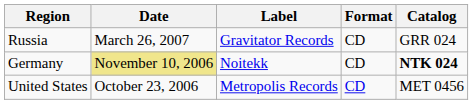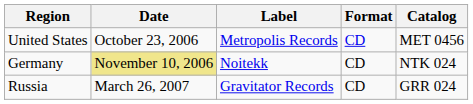rows swapped: (48, 87) <-> (28, 39)
(429, 63) bold -> (428, 63) normal
